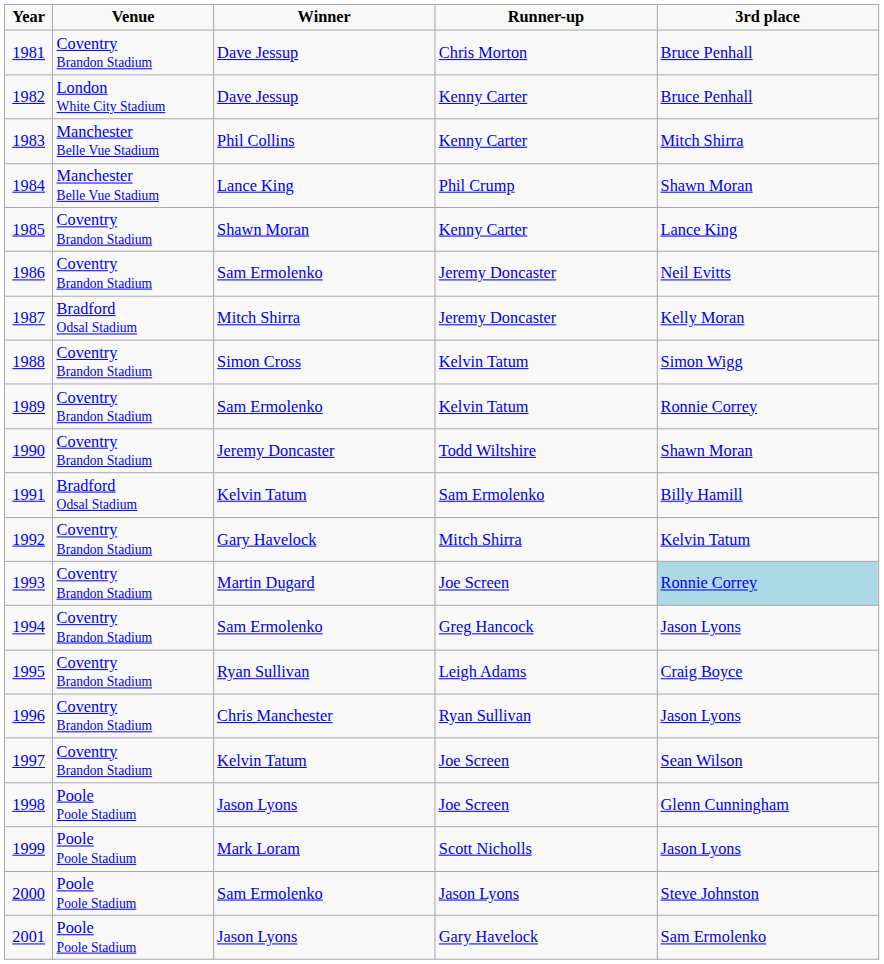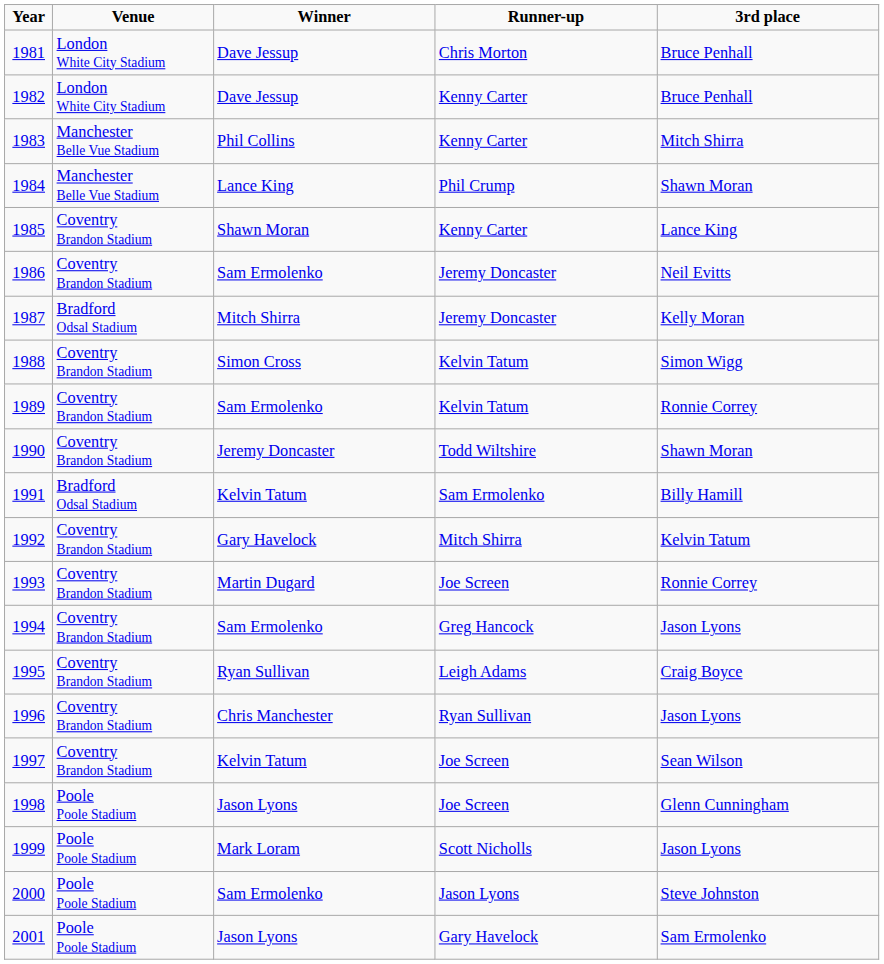(104, 52) Coventry Brandon Stadium -> (111, 52) London White City Stadium
(709, 583) lightblue background -> (709, 583) no background
